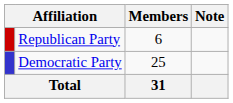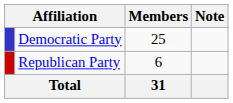rows swapped: (70, 62) <-> (69, 39)
